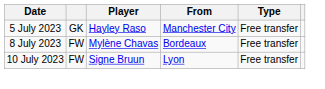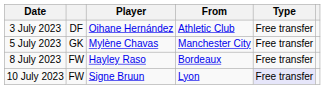+ row: (35, 28)
(117, 28) Hayley Raso -> (124, 44) Mylène Chavas
(124, 44) Mylène Chavas -> (117, 60) Hayley Raso
(269, 60) no background -> (284, 76) lavender background
